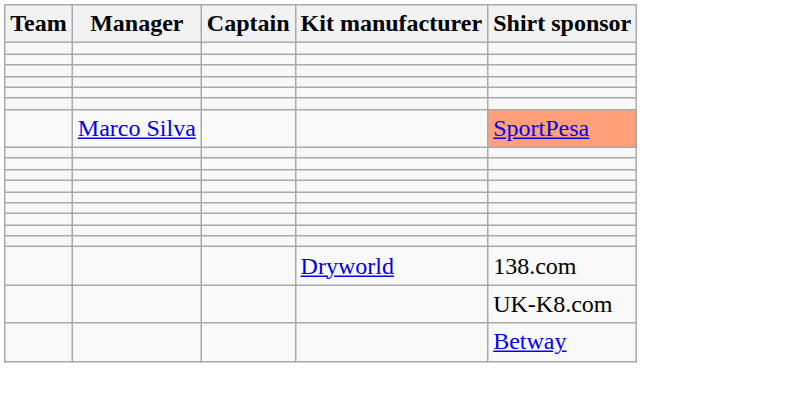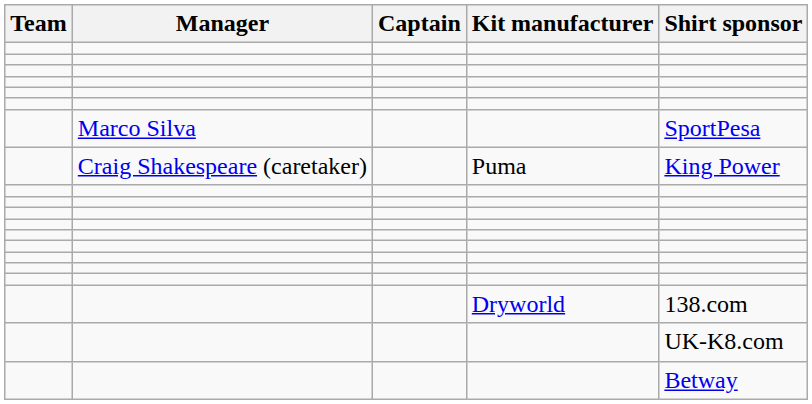(541, 127) lightsalmon background -> (712, 127) no background
+ row: (222, 166)
